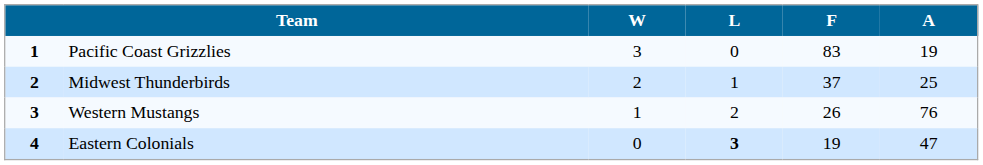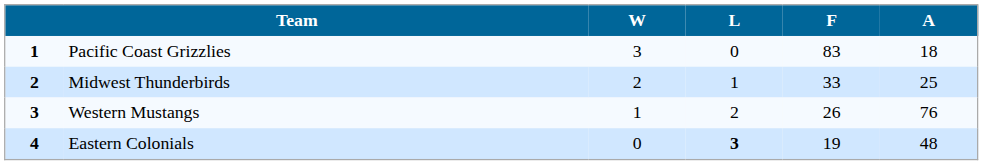(929, 51) 19 -> (929, 51) 18
(832, 81) 37 -> (832, 81) 33
(929, 143) 47 -> (929, 143) 48
